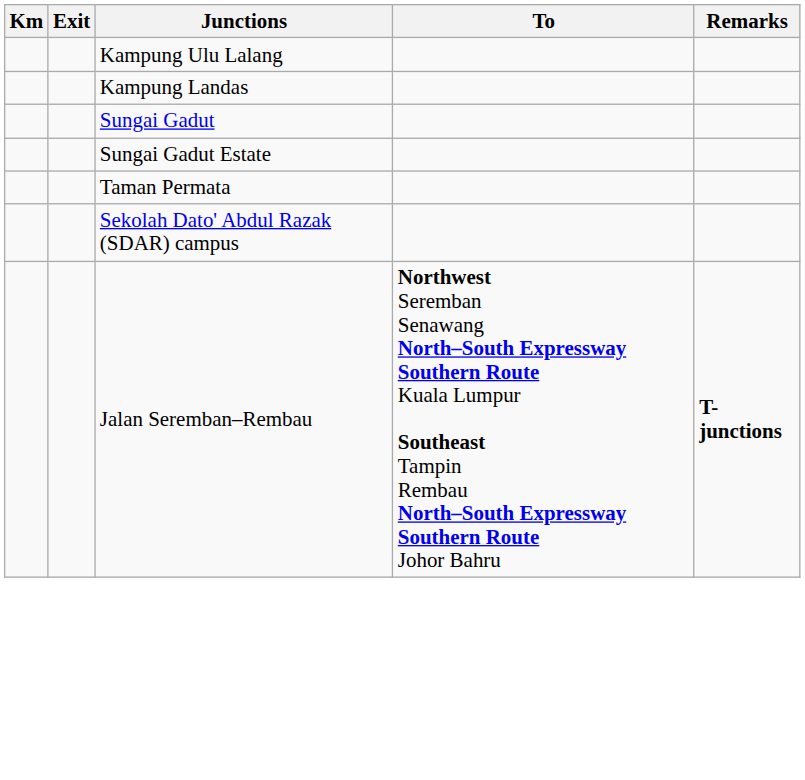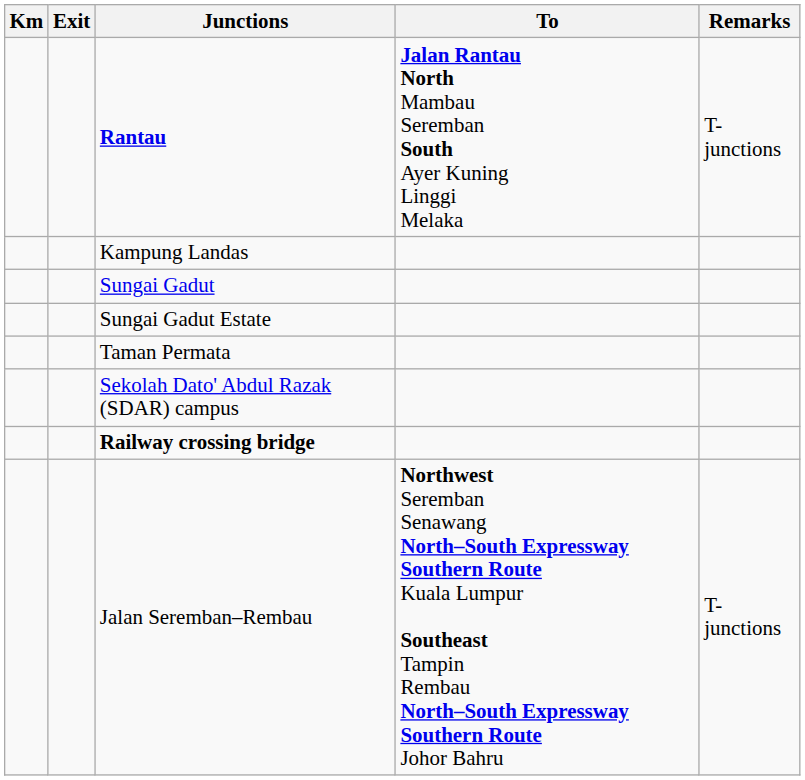+ row: (133, 136)
- row: (191, 54)
+ row: (207, 442)
(741, 418) bold -> (743, 617) normal
